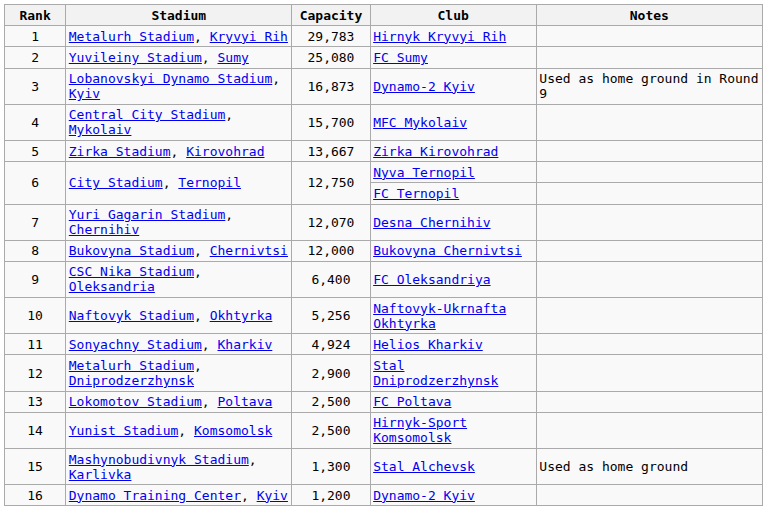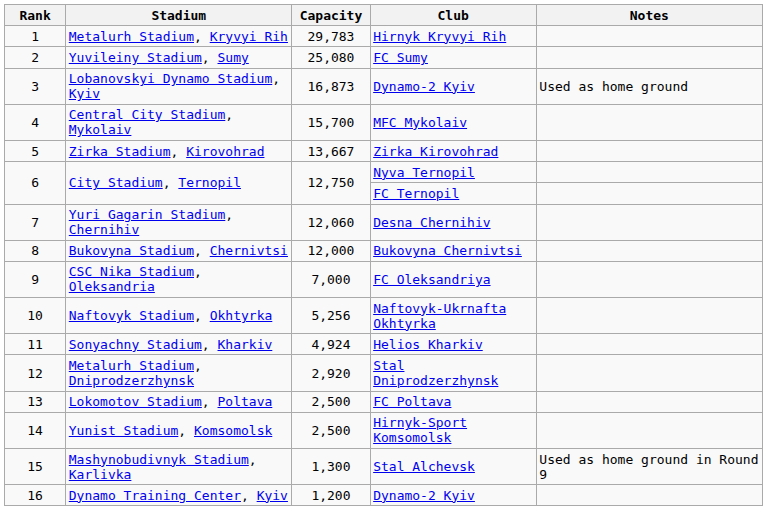(649, 86) Used as home ground in Round 9 -> (614, 86) Used as home ground
(331, 222) 12,070 -> (331, 222) 12,060
(331, 279) 6,400 -> (331, 279) 7,000
(331, 373) 2,900 -> (331, 373) 2,920
(614, 467) Used as home ground -> (649, 467) Used as home ground in Round 9
